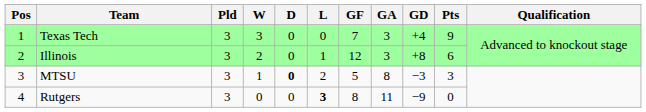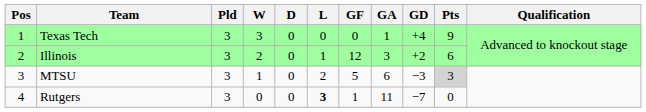(355, 35) 7 -> (355, 35) 0
(387, 35) 3 -> (387, 35) 1
(419, 55) +8 -> (419, 55) +2
(291, 76) bold -> (291, 76) normal
(387, 76) 8 -> (387, 76) 6
(451, 76) no background -> (451, 76) lightgrey background
(355, 96) 8 -> (355, 96) 1
(419, 96) −9 -> (419, 96) −7
